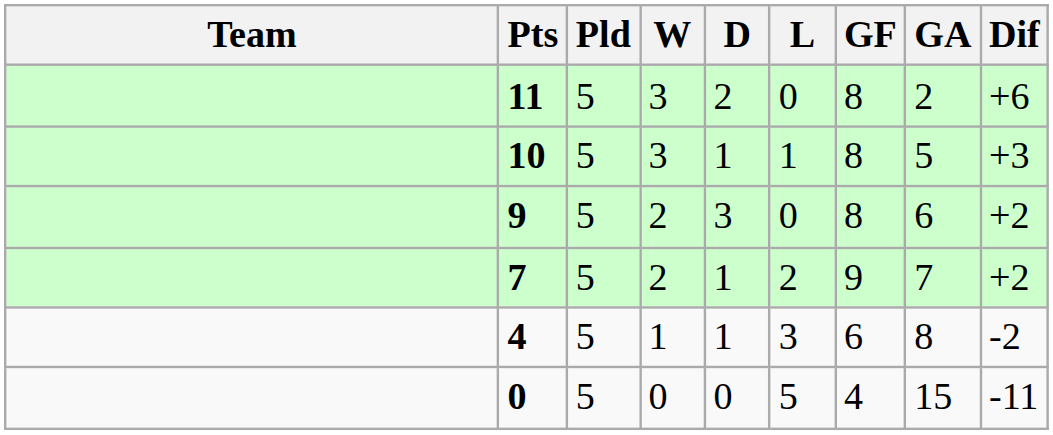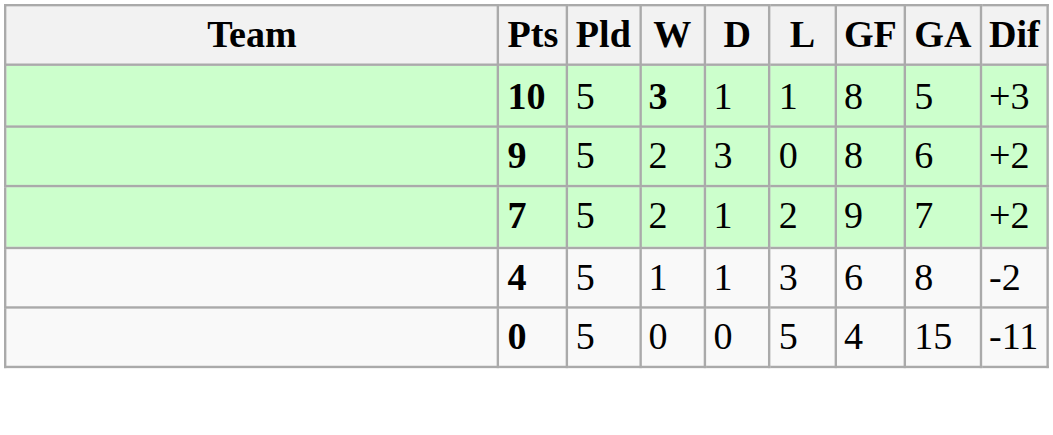- row: (526, 95)
(658, 155) normal -> (658, 95) bold
